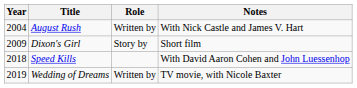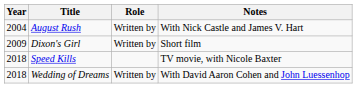(131, 43) Story by -> (135, 43) Written by
(255, 59) With David Aaron Cohen and John Luessenhop -> (221, 59) TV movie, with Nicole Baxter
(17, 75) 2019 -> (17, 75) 2018
(221, 75) TV movie, with Nicole Baxter -> (255, 75) With David Aaron Cohen and John Luessenhop
